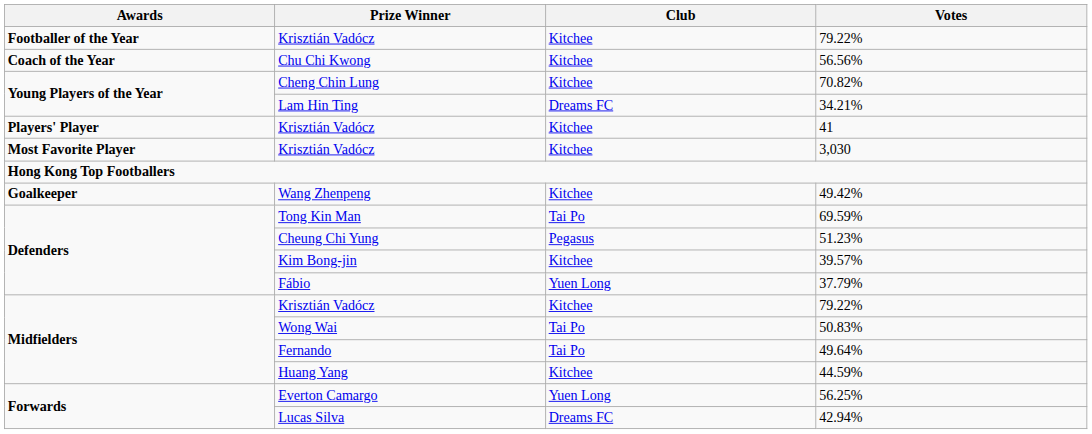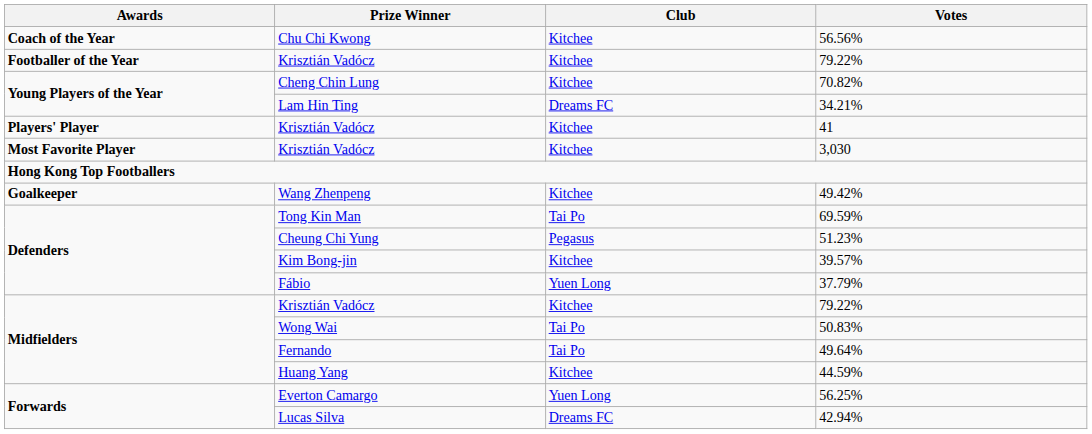rows swapped: (73, 37) <-> (61, 60)
